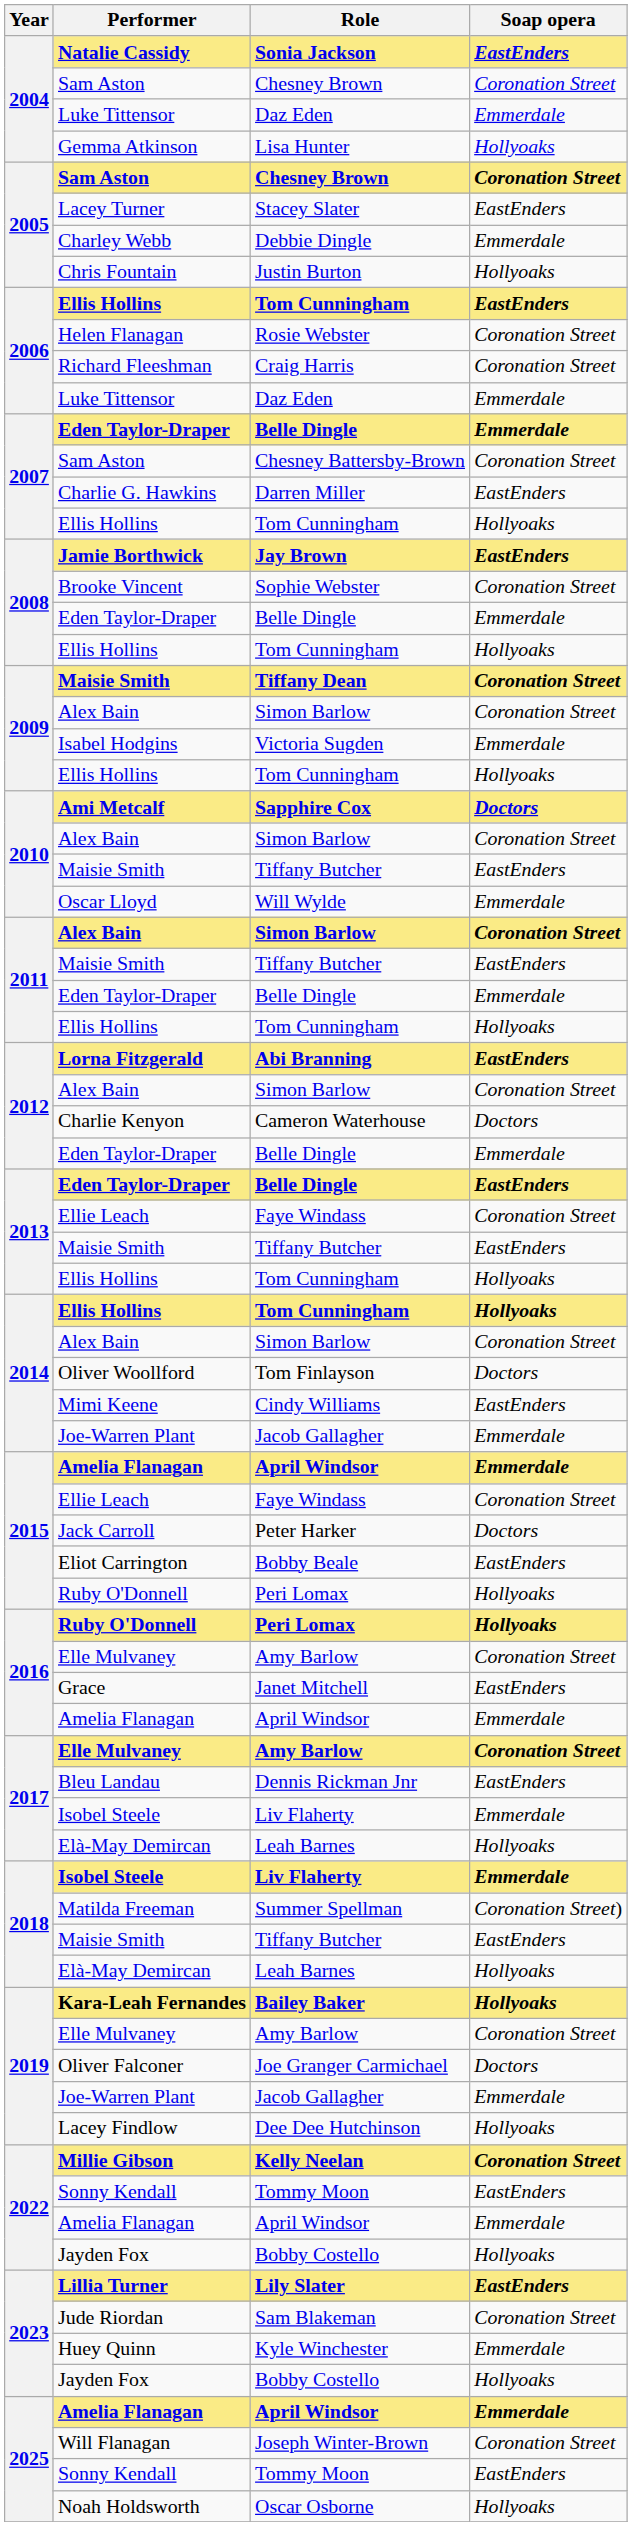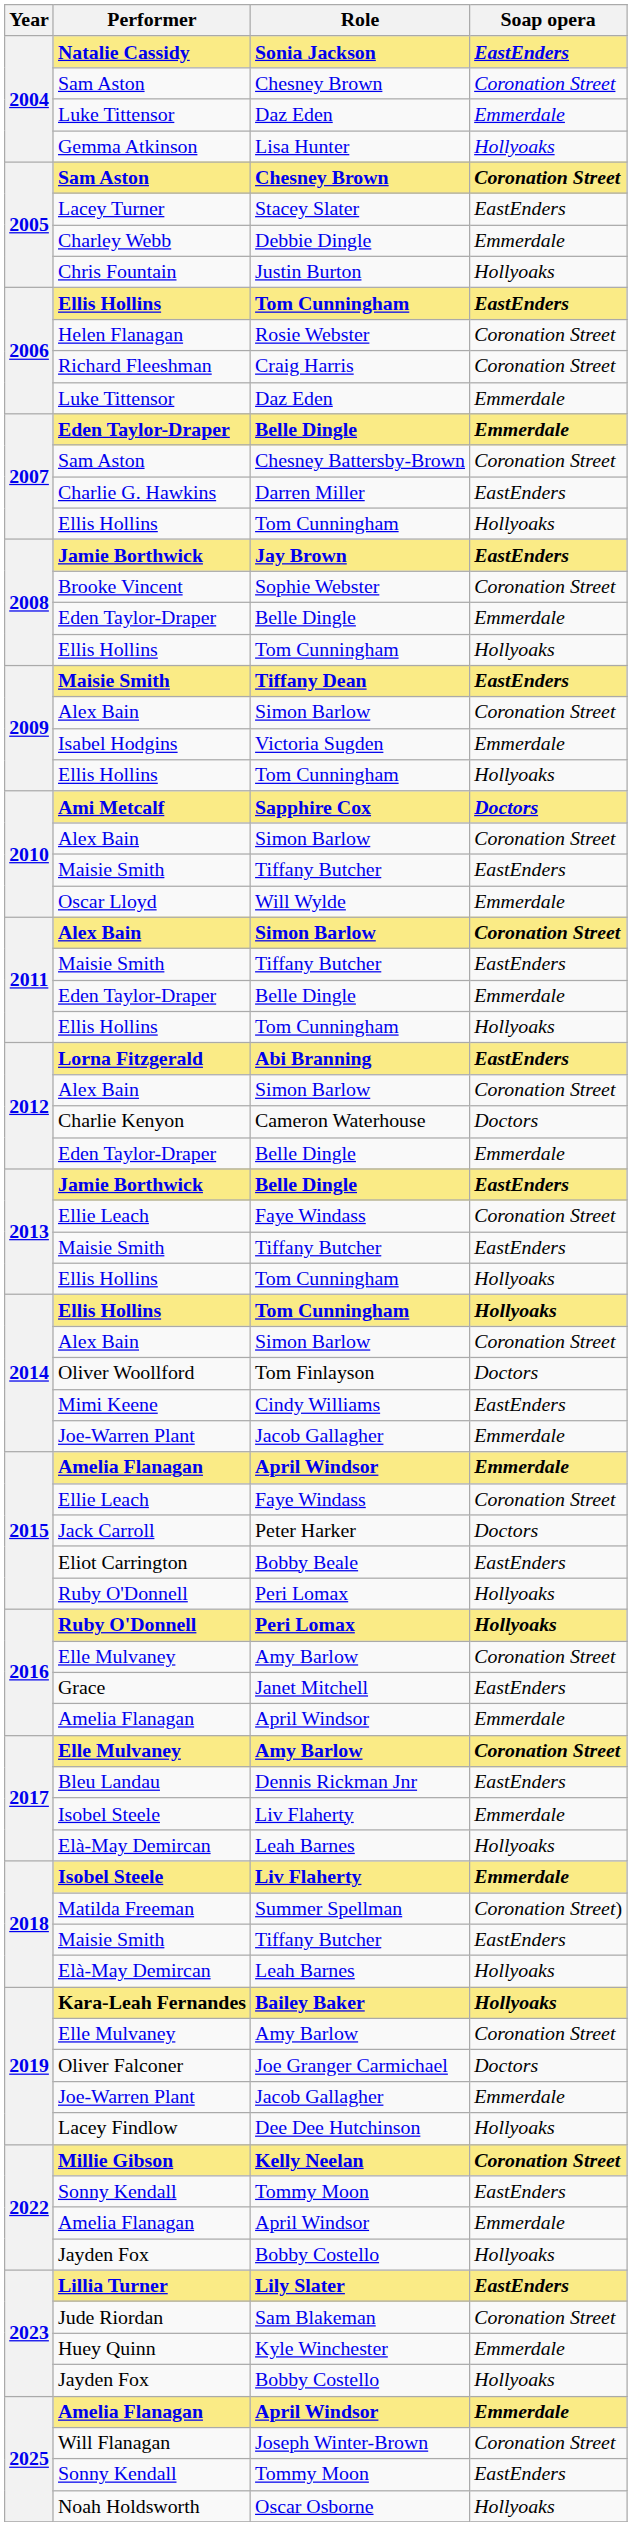(547, 680) Coronation Street -> (522, 680) EastEnders
(144, 1184) Eden Taylor-Draper -> (130, 1184) Jamie Borthwick
